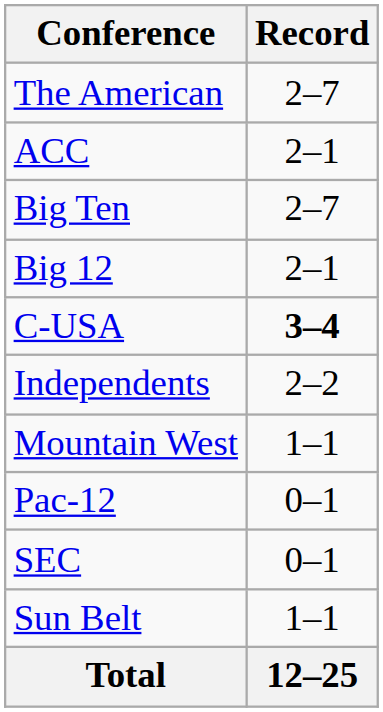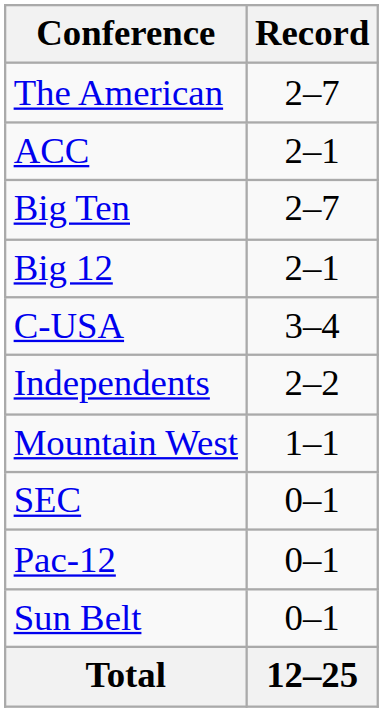(312, 325) bold -> (312, 325) normal
rows swapped: (65, 500) <-> (47, 558)
(312, 617) 1–1 -> (312, 617) 0–1
